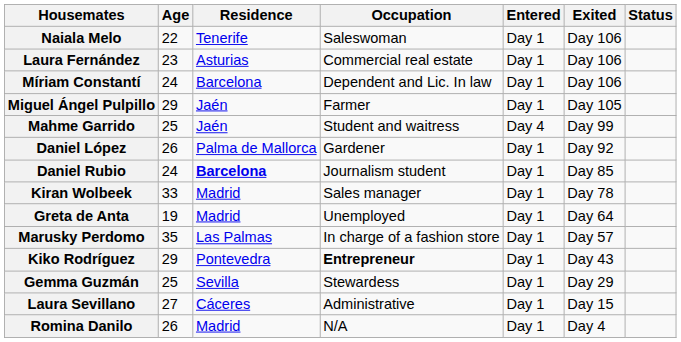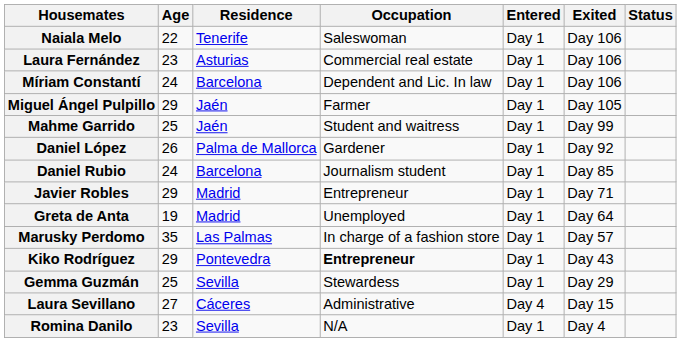(525, 126) Day 4 -> (525, 126) Day 1
(231, 171) bold -> (229, 171) normal
- row: (81, 193)
+ row: (81, 193)
(525, 304) Day 1 -> (525, 304) Day 4
(170, 326) 26 -> (170, 326) 23
(218, 326) Madrid -> (217, 326) Sevilla
